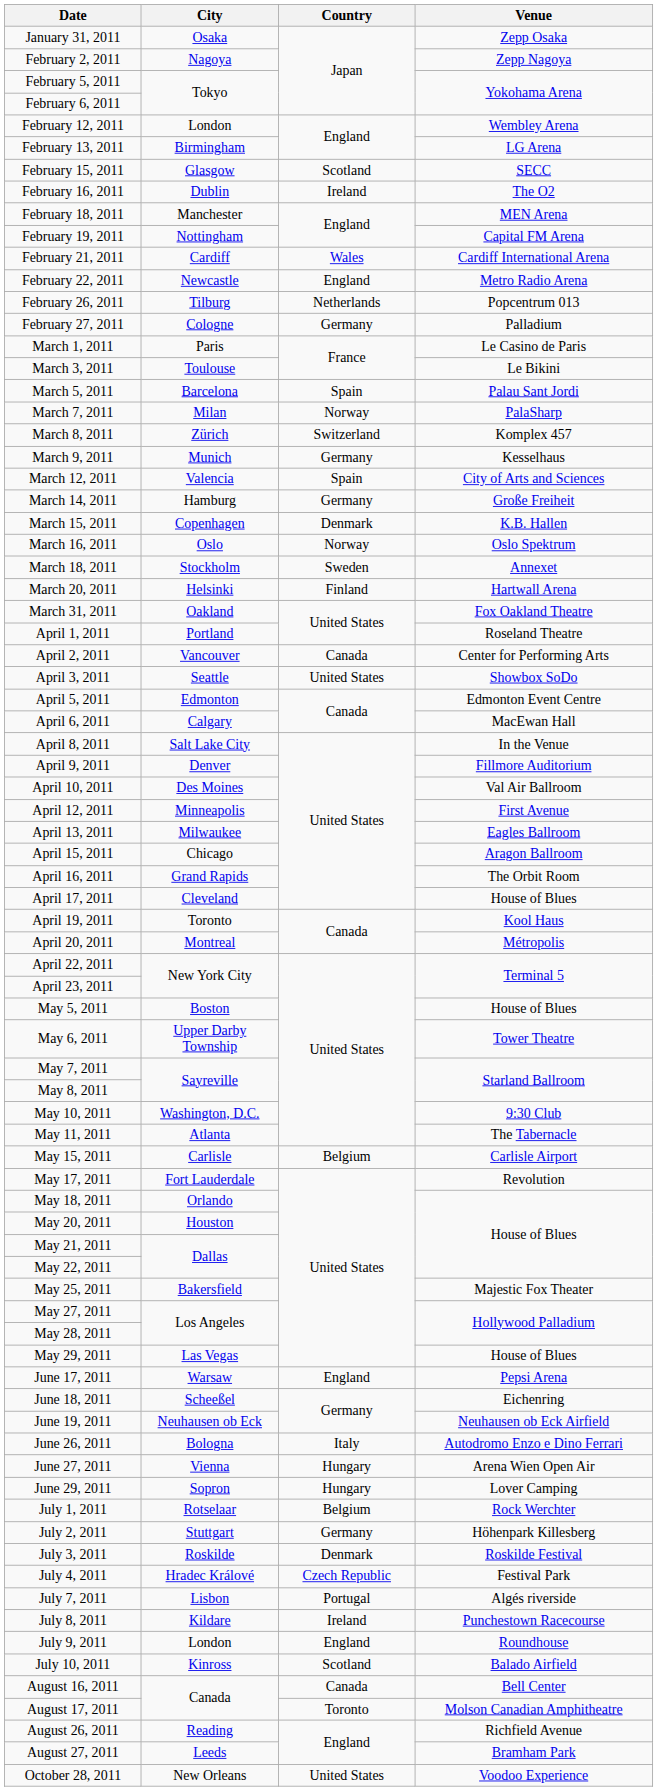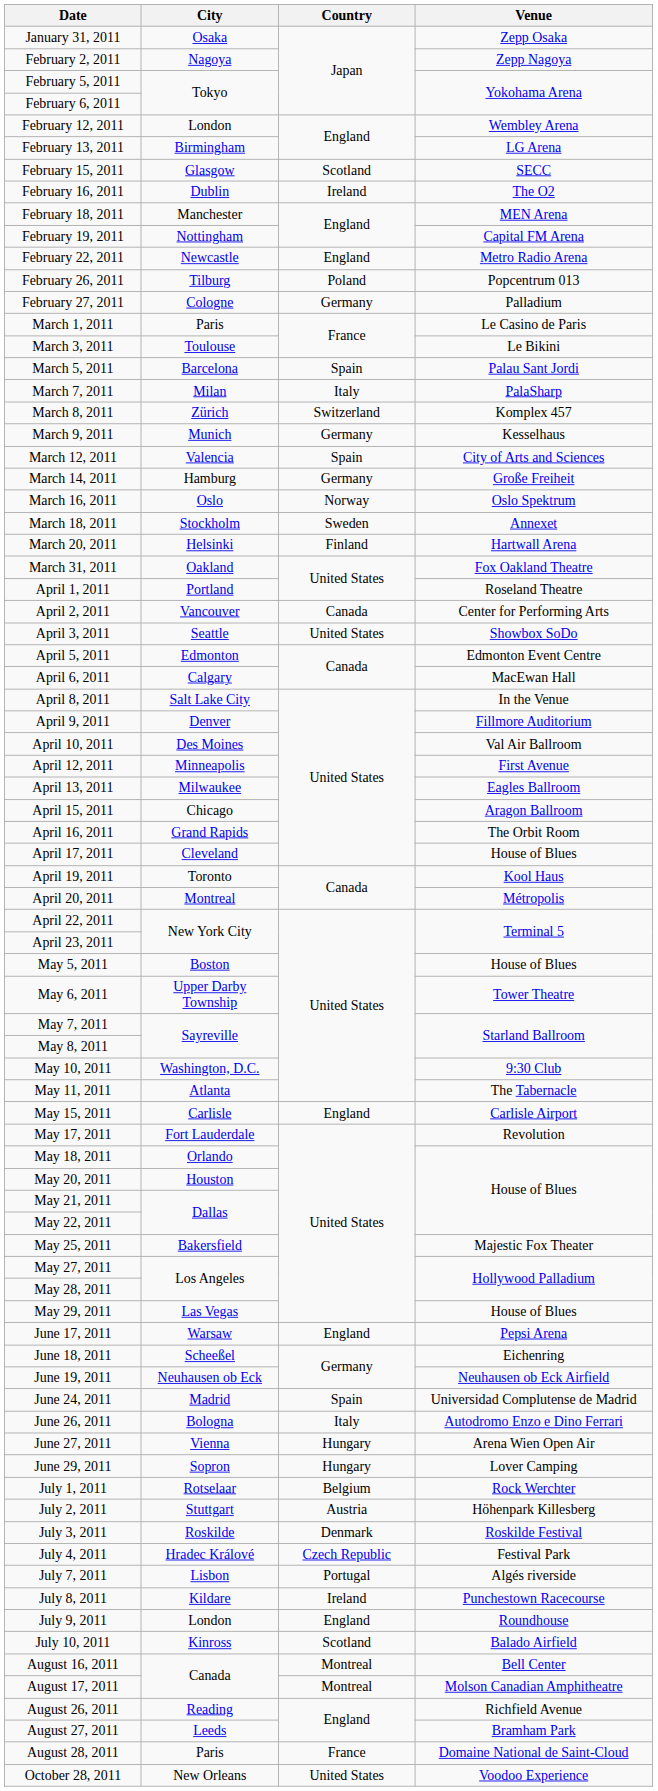- row: (73, 258)
(347, 302) Netherlands -> (347, 280) Poland
(347, 412) Norway -> (347, 390) Italy
- row: (73, 523)
(347, 1157) Belgium -> (347, 1112) England
+ row: (73, 1399)
(347, 1532) Germany -> (347, 1510) Austria
(347, 1686) Canada -> (347, 1664) Montreal
(347, 1708) Toronto -> (347, 1686) Montreal
+ row: (73, 1753)
